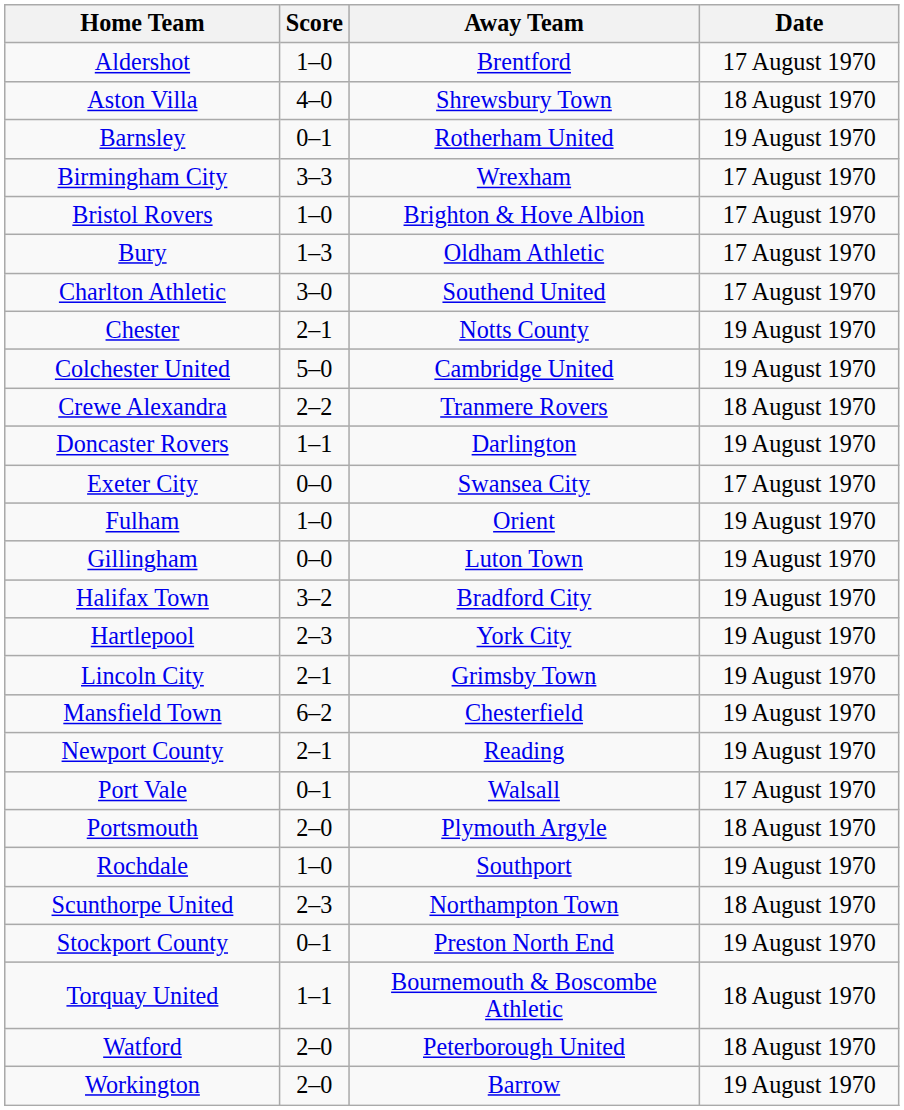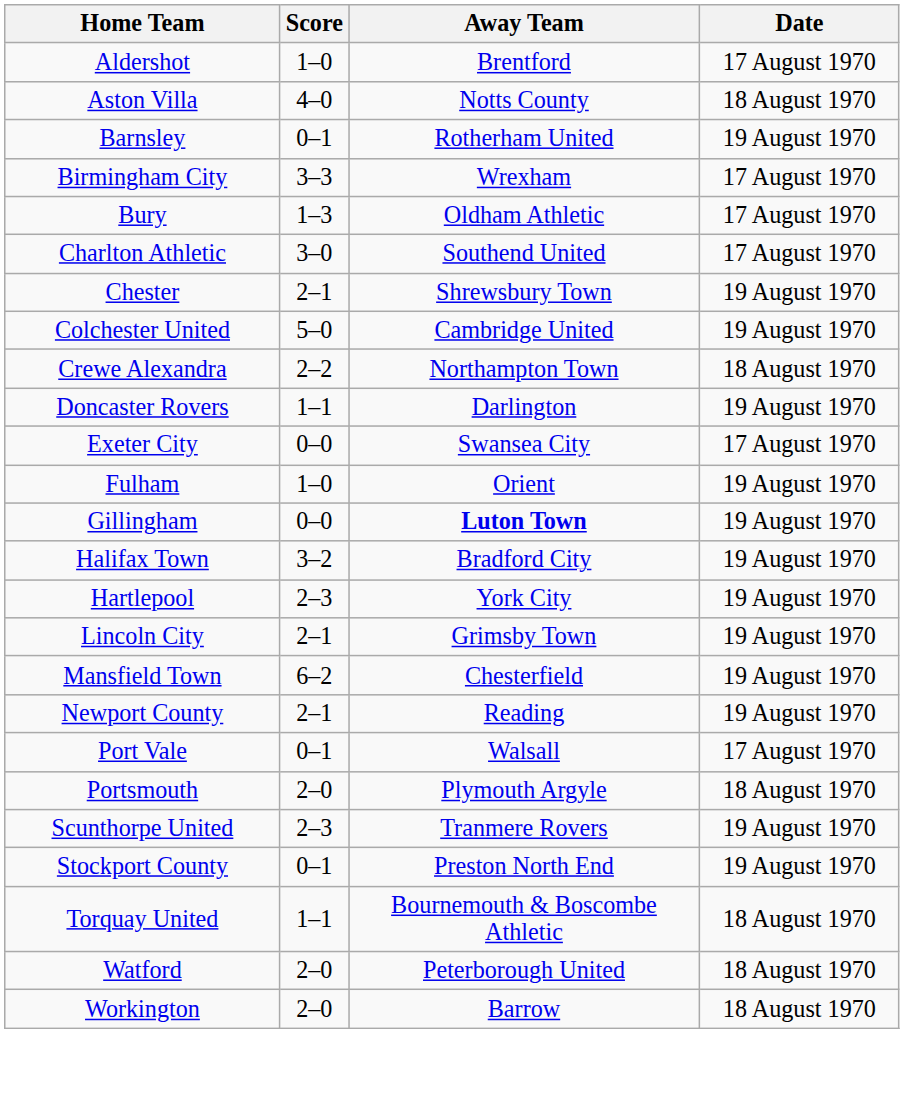(524, 100) Shrewsbury Town -> (524, 100) Notts County
- row: (142, 215)
(524, 330) Notts County -> (524, 291) Shrewsbury Town
(524, 406) Tranmere Rovers -> (524, 368) Northampton Town
(524, 560) normal -> (524, 521) bold
- row: (142, 866)
(524, 904) Northampton Town -> (524, 828) Tranmere Rovers
(799, 904) 18 August 1970 -> (799, 828) 19 August 1970
(799, 1085) 19 August 1970 -> (799, 1008) 18 August 1970
